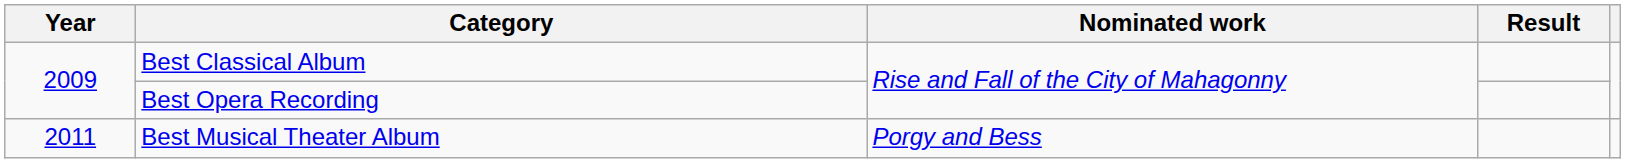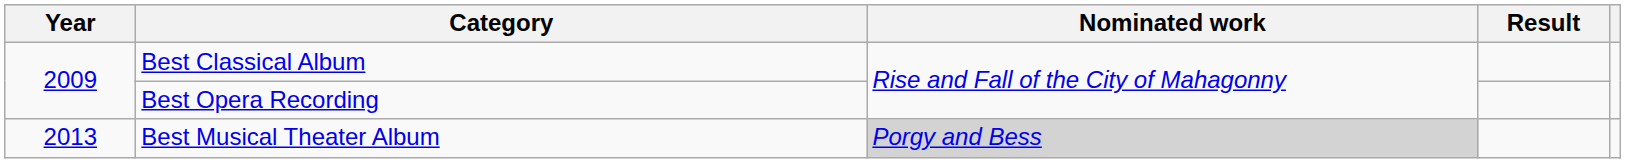(70, 137) 2011 -> (70, 137) 2013
(957, 137) no background -> (957, 137) lightgrey background
